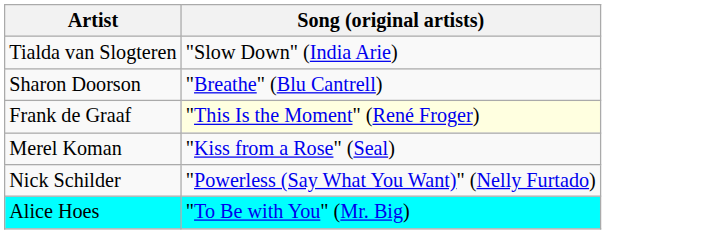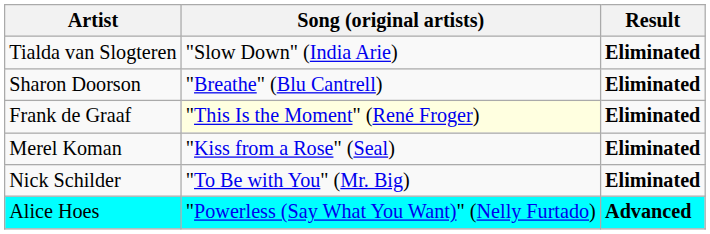+ column: (653, 20)
(391, 180) "Powerless (Say What You Want)" (Nelly Furtado) -> (298, 180) "To Be with You" (Mr. Big)
(298, 212) "To Be with You" (Mr. Big) -> (391, 212) "Powerless (Say What You Want)" (Nelly Furtado)
